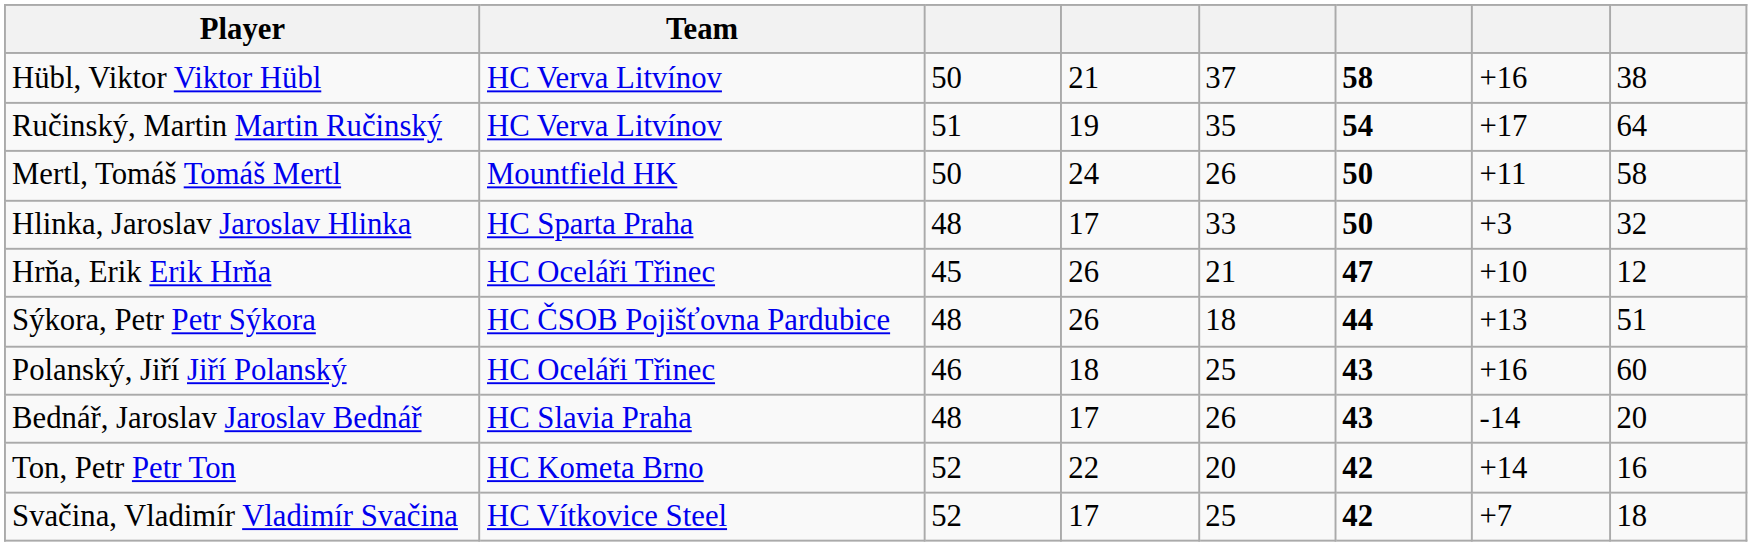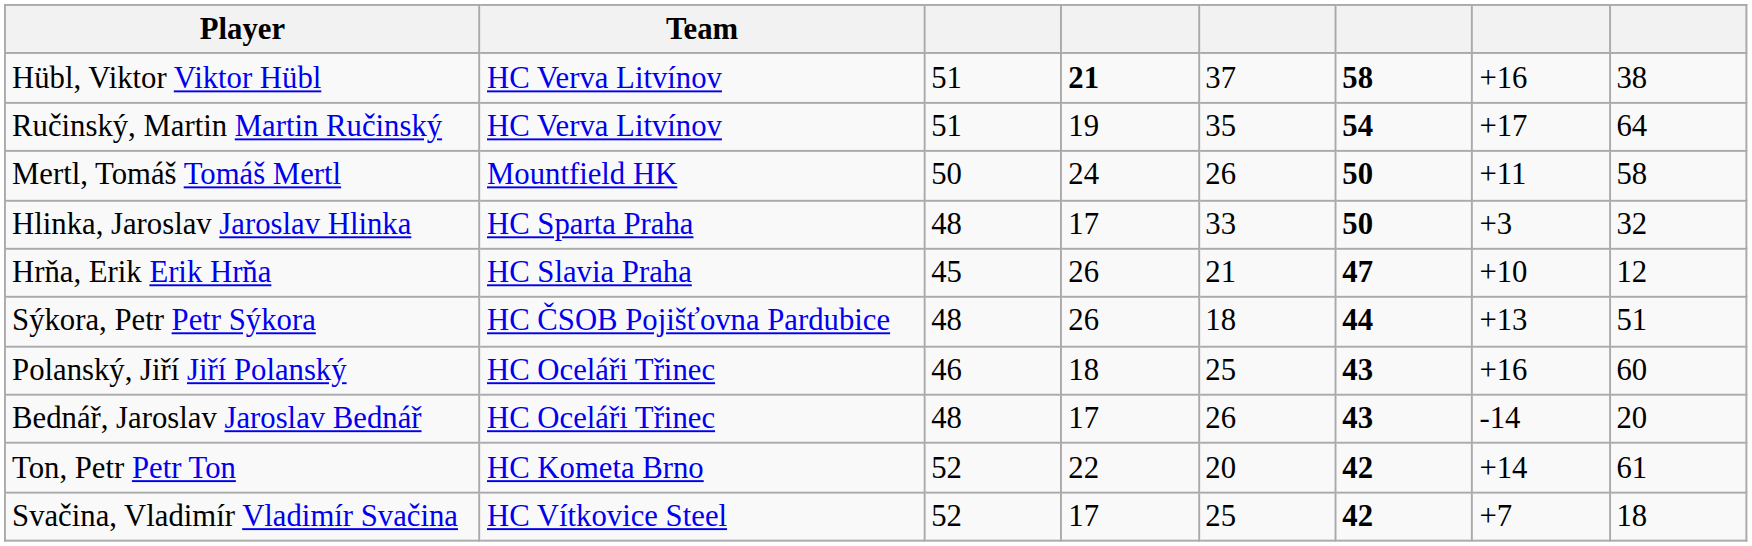(947, 77) 50 -> (947, 77) 51
(1084, 77) normal -> (1084, 77) bold
(601, 272) HC Oceláři Třinec -> (589, 272) HC Slavia Praha
(589, 418) HC Slavia Praha -> (601, 418) HC Oceláři Třinec
(1632, 467) 16 -> (1632, 467) 61
